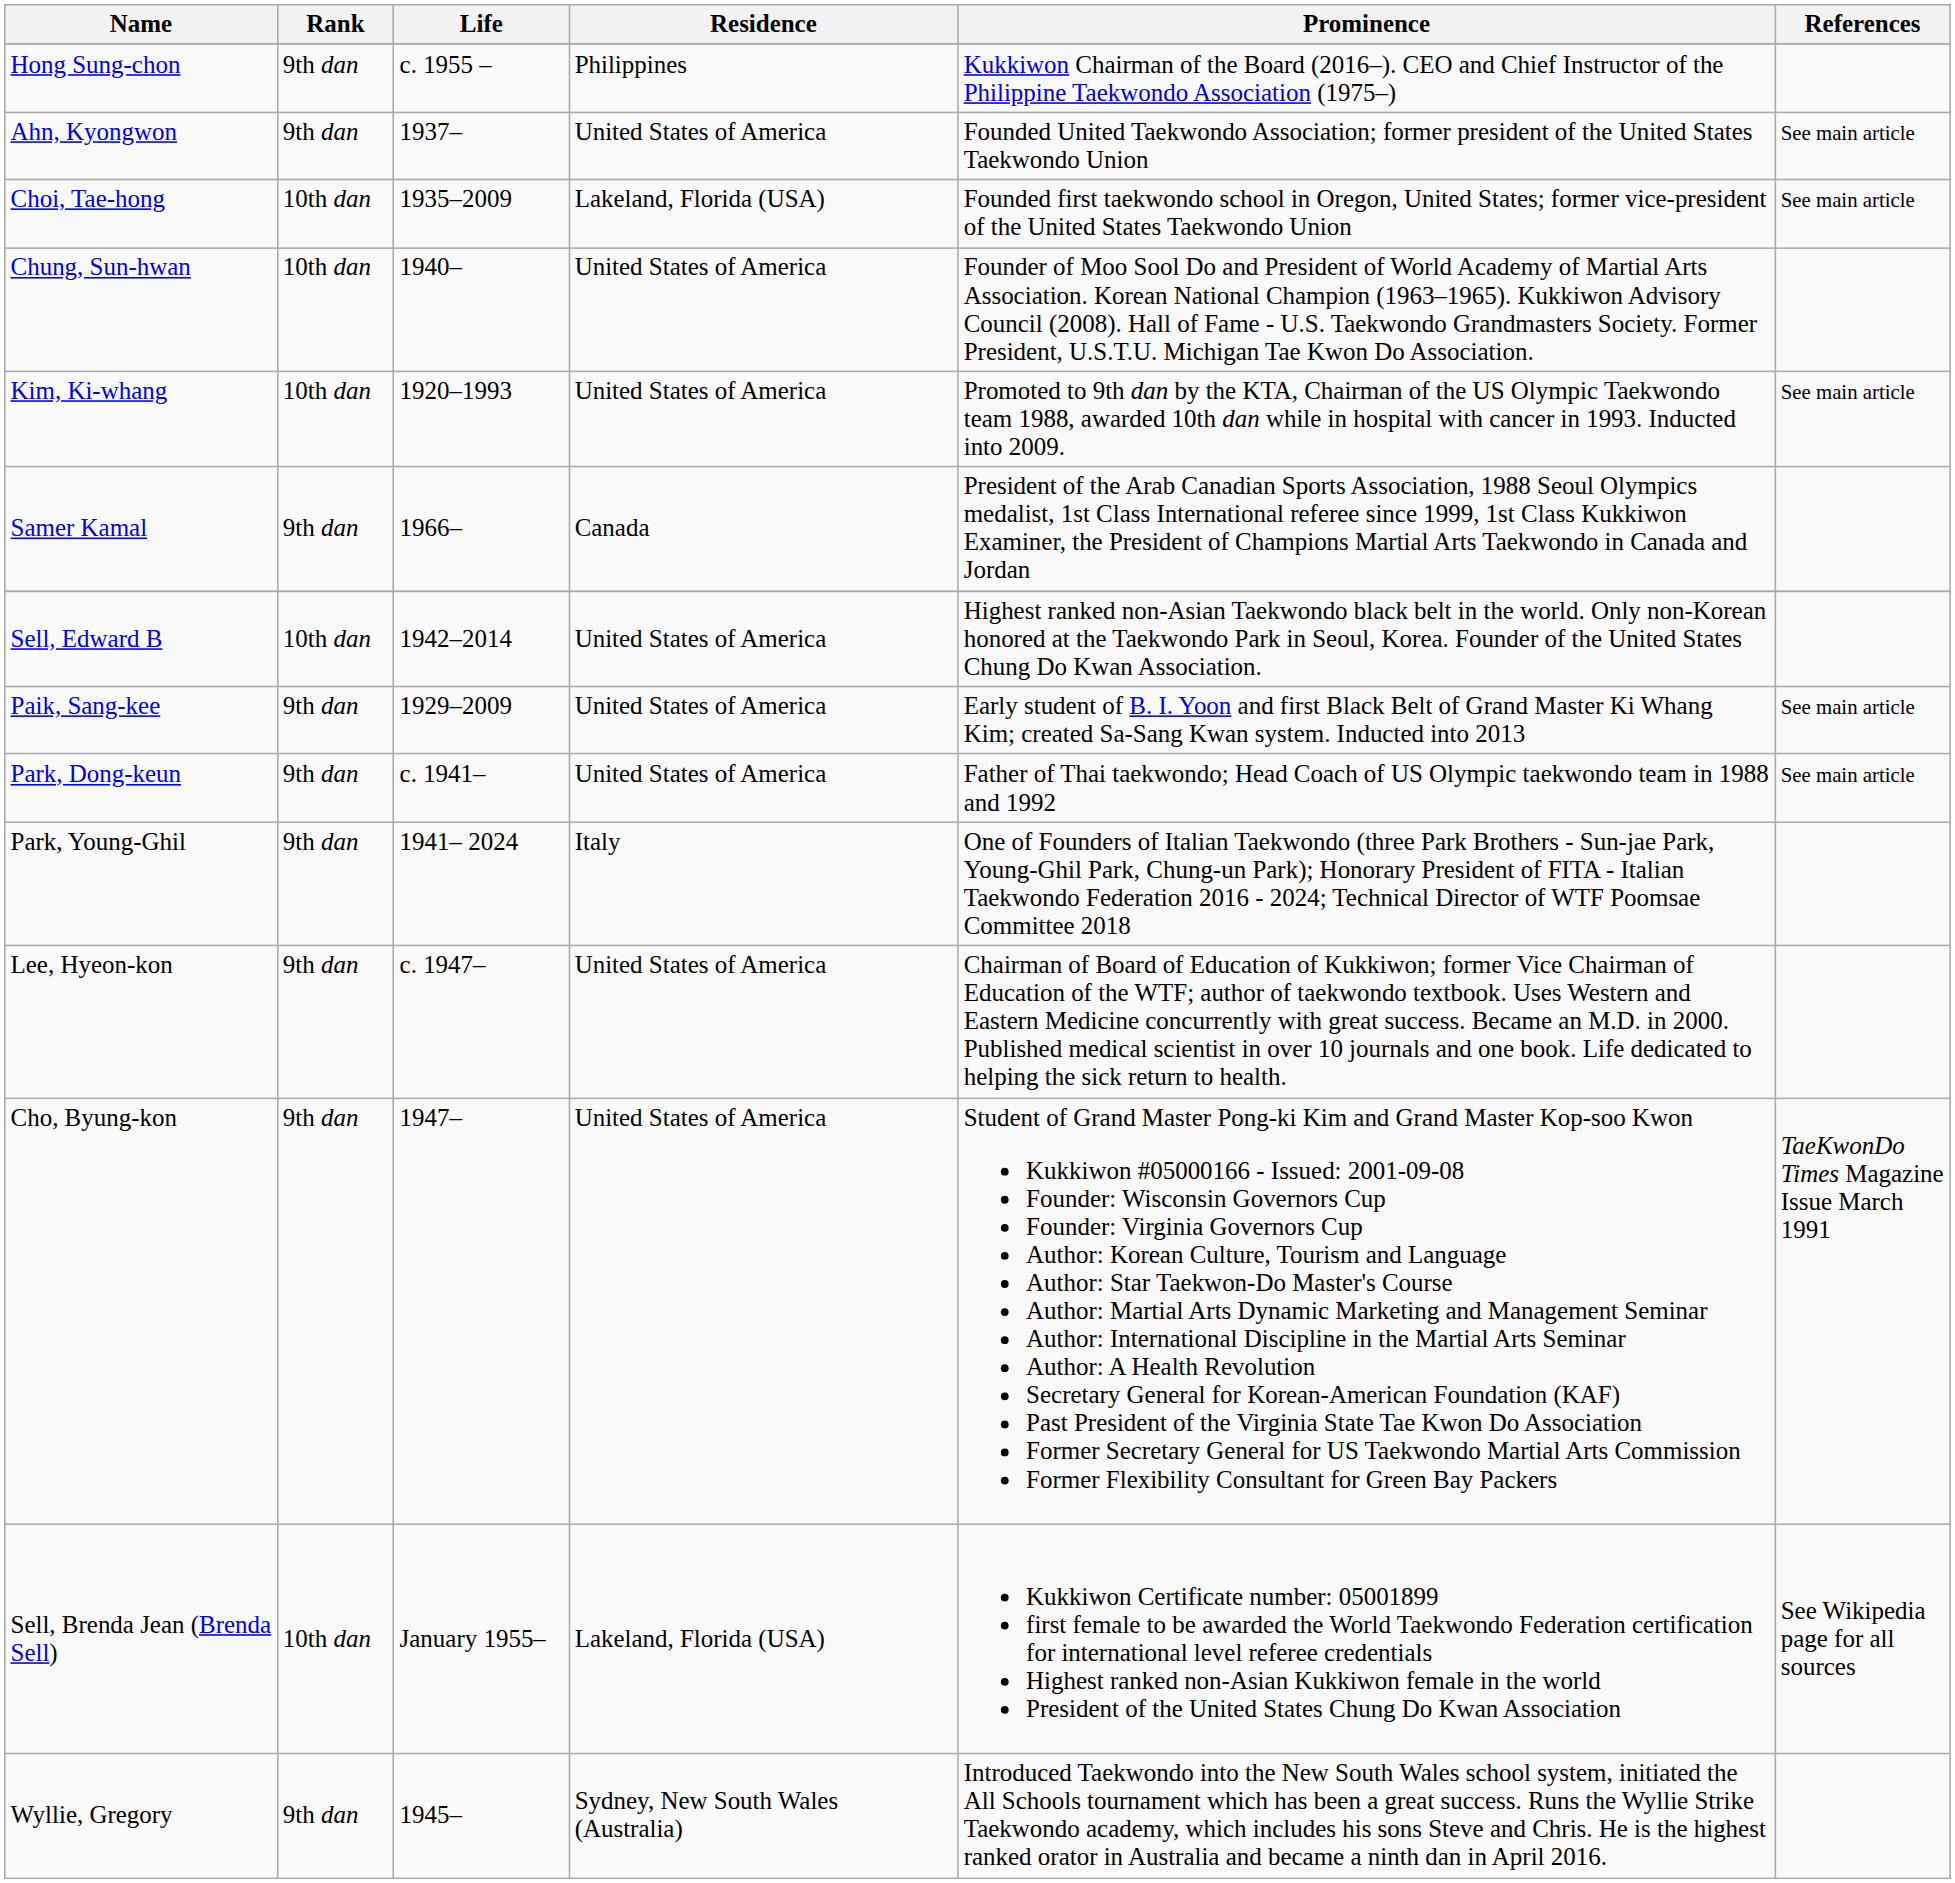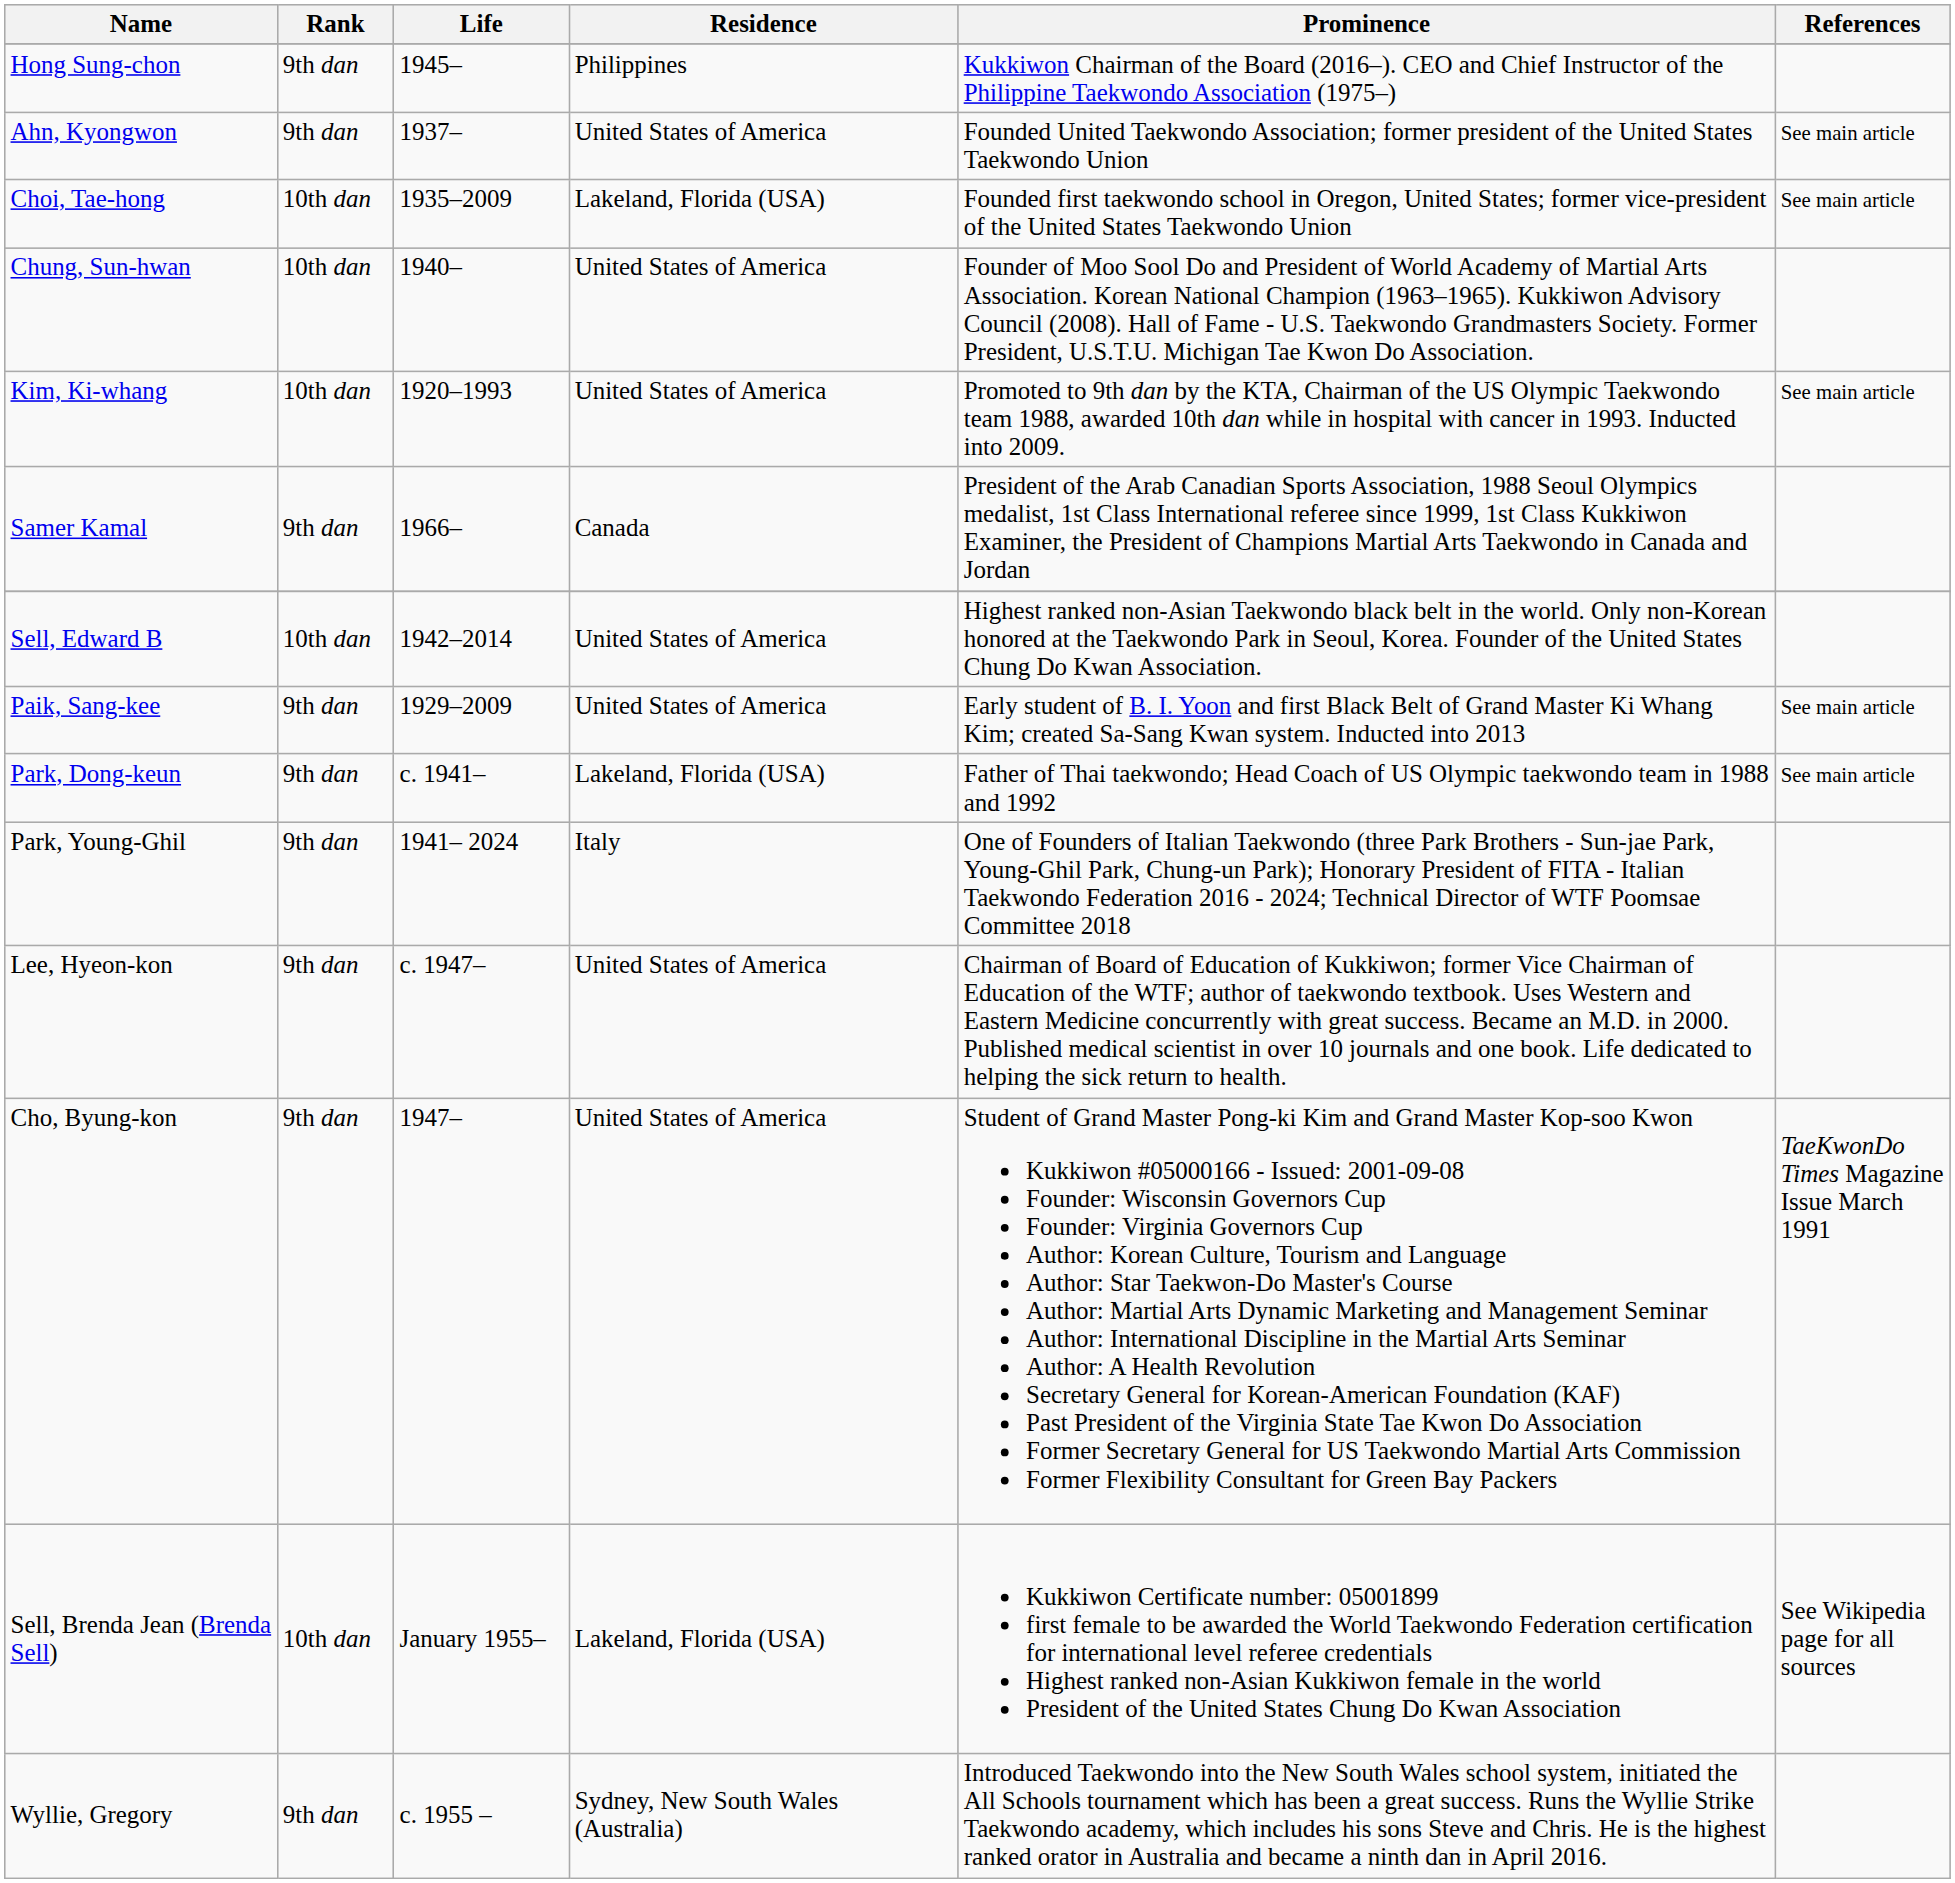(446, 63) c. 1955 – -> (431, 63) 1945–
(700, 773) United States of America -> (700, 773) Lakeland, Florida (USA)
(431, 1815) 1945– -> (446, 1815) c. 1955 –
